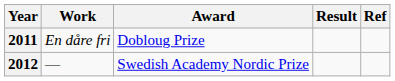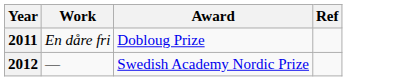- column: (336, 16)
